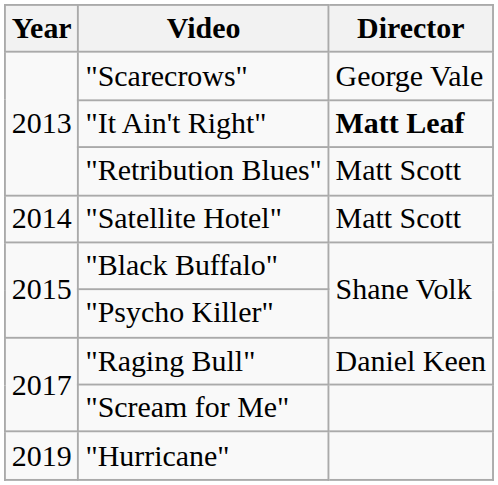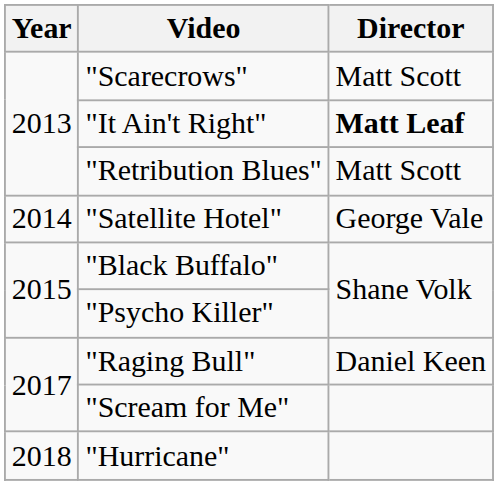(409, 75) George Vale -> (398, 75) Matt Scott
(398, 218) Matt Scott -> (409, 218) George Vale
(42, 455) 2019 -> (42, 455) 2018
